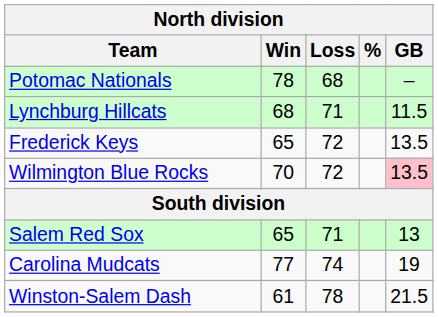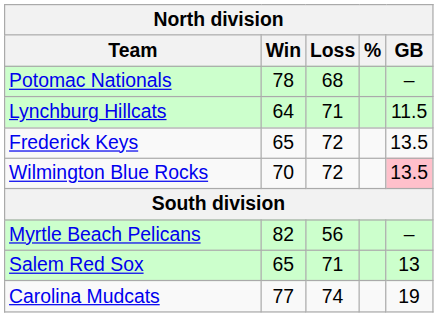(283, 111) 68 -> (283, 111) 64
+ row: (105, 234)
- row: (100, 296)
